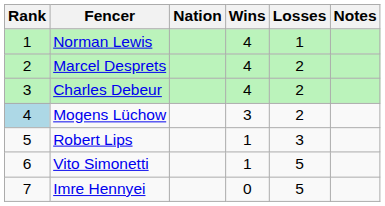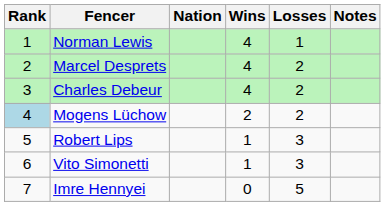(247, 115) 3 -> (247, 115) 2
(300, 164) 5 -> (300, 164) 3
